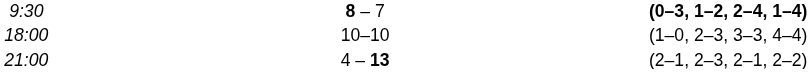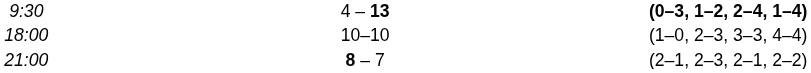(365, 11) 8 – 7 -> (365, 11) 4 – 13
(365, 59) 4 – 13 -> (365, 59) 8 – 7
